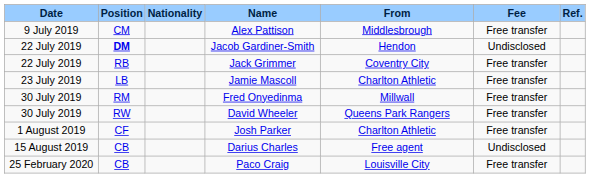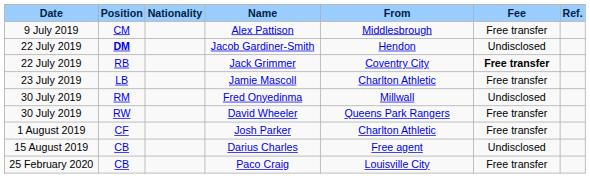(517, 64) normal -> (517, 64) bold
(517, 97) Free transfer -> (517, 97) Undisclosed
